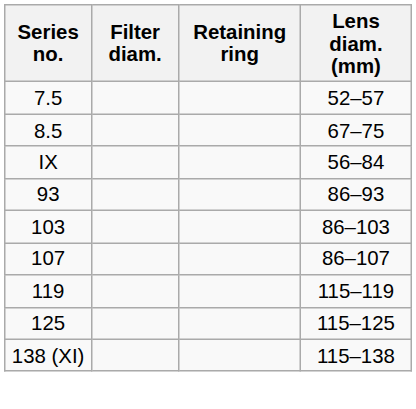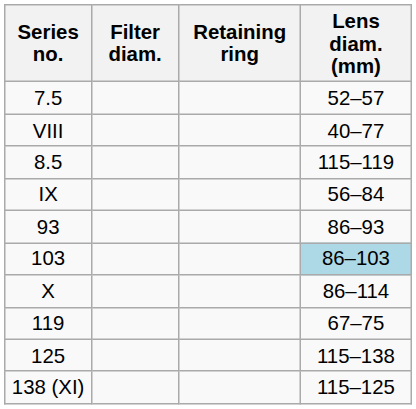+ row: (48, 130)
(356, 130) 67–75 -> (356, 162) 115–119
(356, 226) no background -> (356, 258) lightblue background
- row: (48, 258)
+ row: (48, 291)
(356, 291) 115–119 -> (356, 323) 67–75
(356, 323) 115–125 -> (356, 355) 115–138
(356, 355) 115–138 -> (356, 387) 115–125
